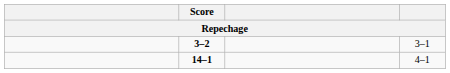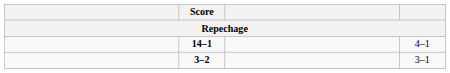rows swapped: (202, 60) <-> (202, 44)
